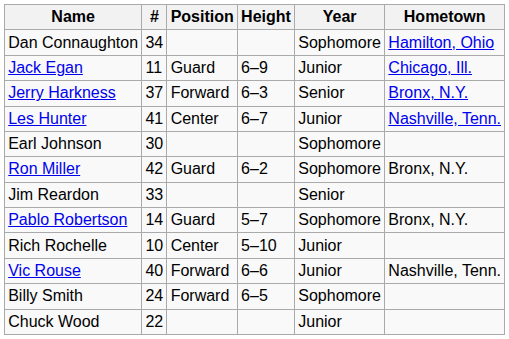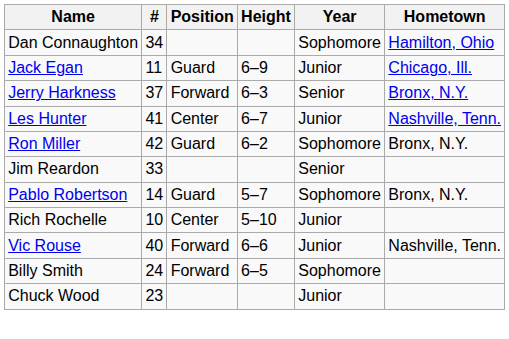- row: (55, 144)
(154, 321) 22 -> (154, 296) 23
